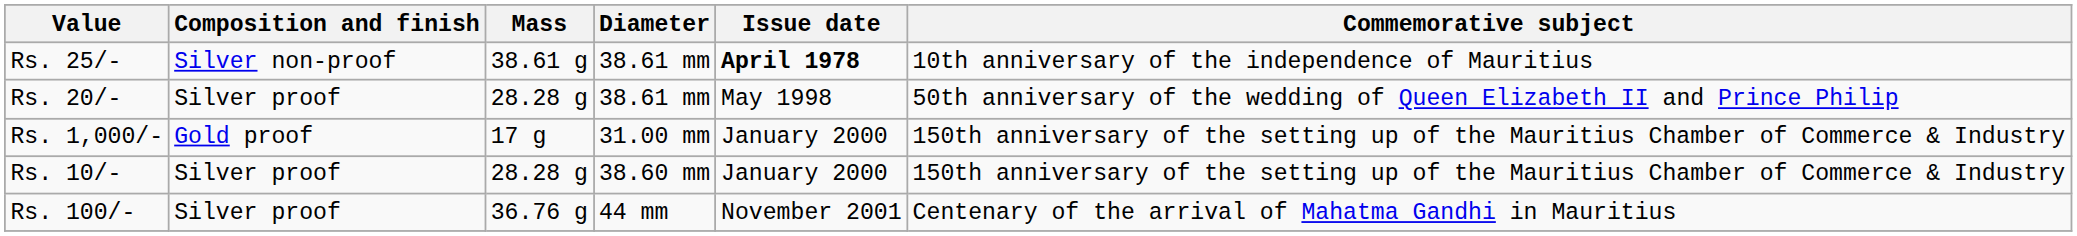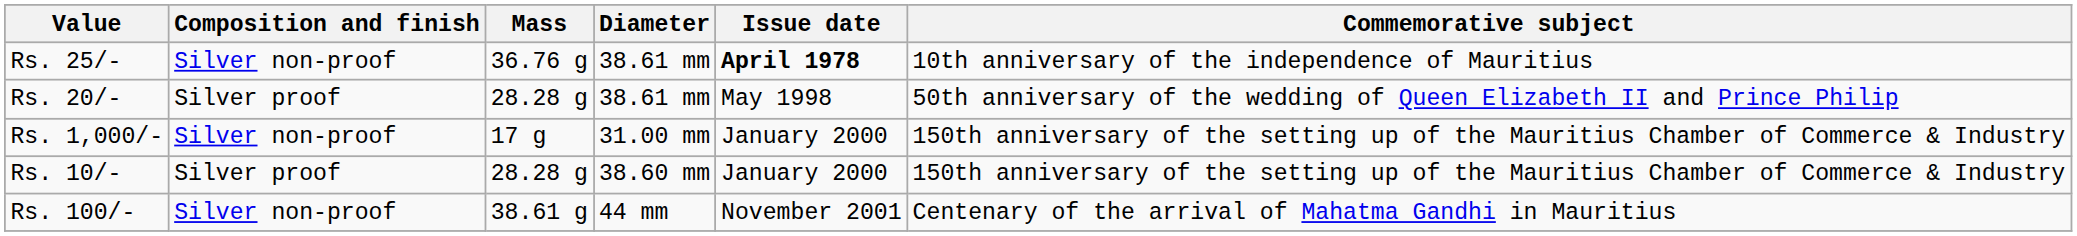(539, 61) 38.61 g -> (539, 61) 36.76 g
(244, 137) Gold proof -> (285, 137) Silver non-proof
(258, 212) Silver proof -> (285, 212) Silver non-proof
(539, 212) 36.76 g -> (539, 212) 38.61 g
